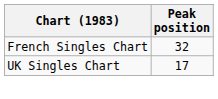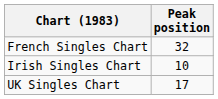+ row: (74, 66)
